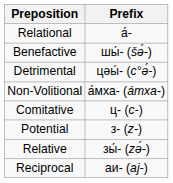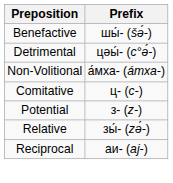- row: (45, 33)
